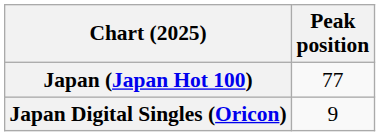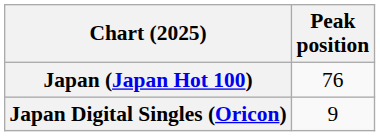(333, 79) 77 -> (333, 79) 76
